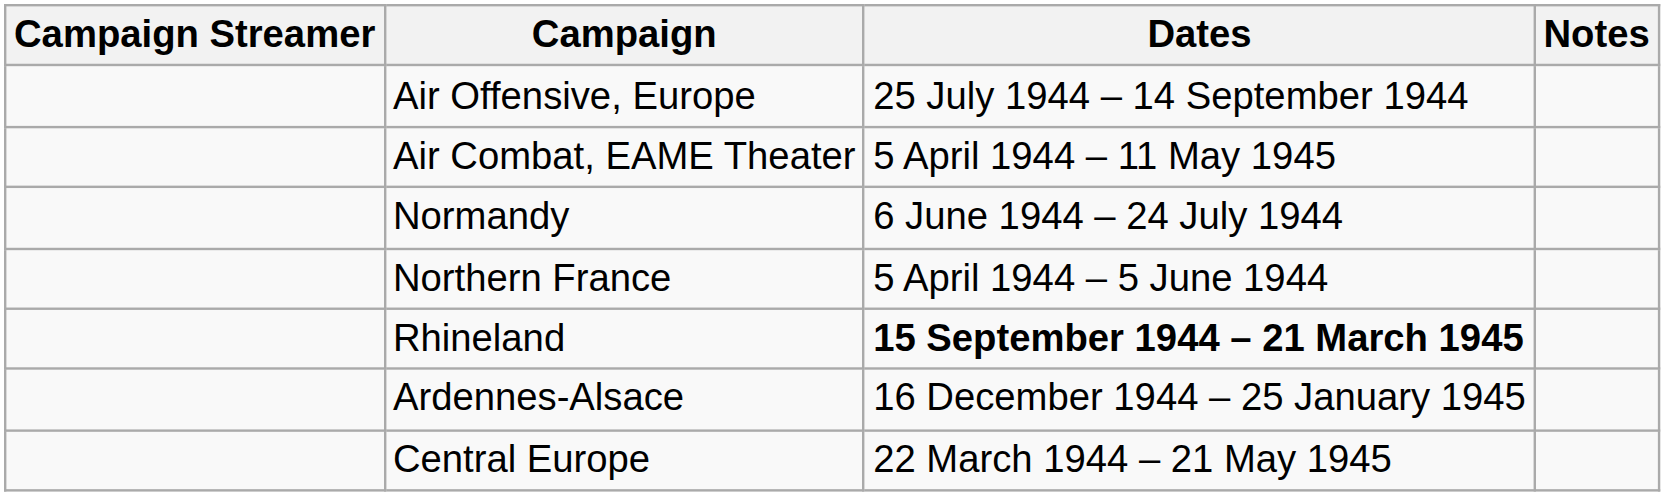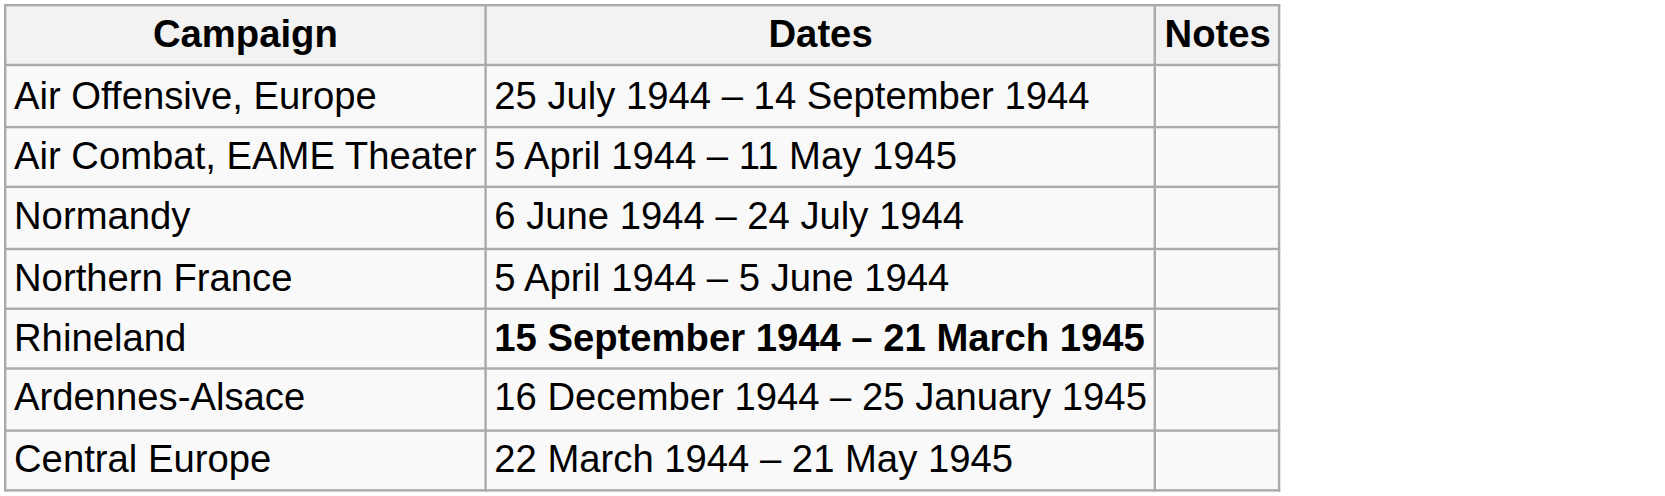- column: (195, 34)
